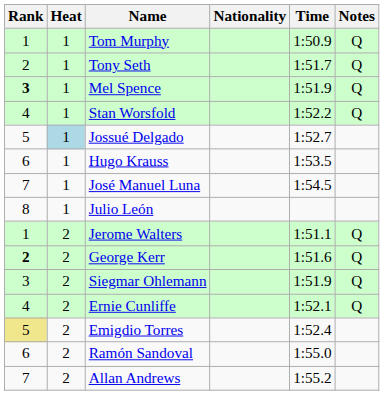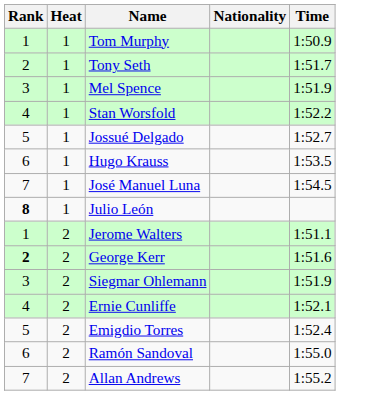- column: (357, 16)
(26, 88) bold -> (26, 88) normal
(66, 137) lightblue background -> (66, 137) no background
(26, 209) normal -> (26, 209) bold
(26, 329) khaki background -> (26, 329) no background
